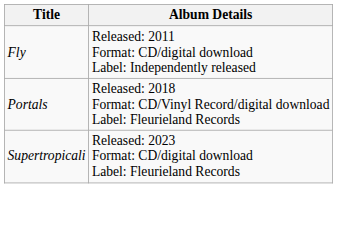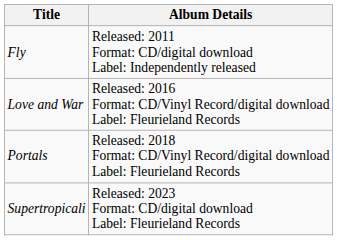+ row: (45, 104)
